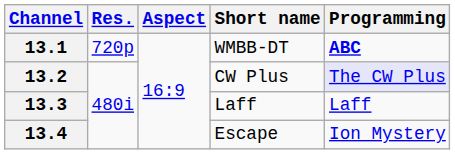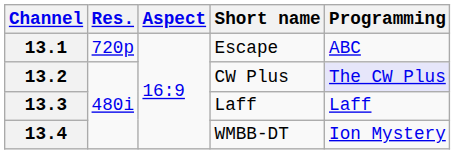(252, 48) WMBB-DT -> (246, 48) Escape
(345, 48) bold -> (345, 48) normal
(246, 134) Escape -> (252, 134) WMBB-DT
